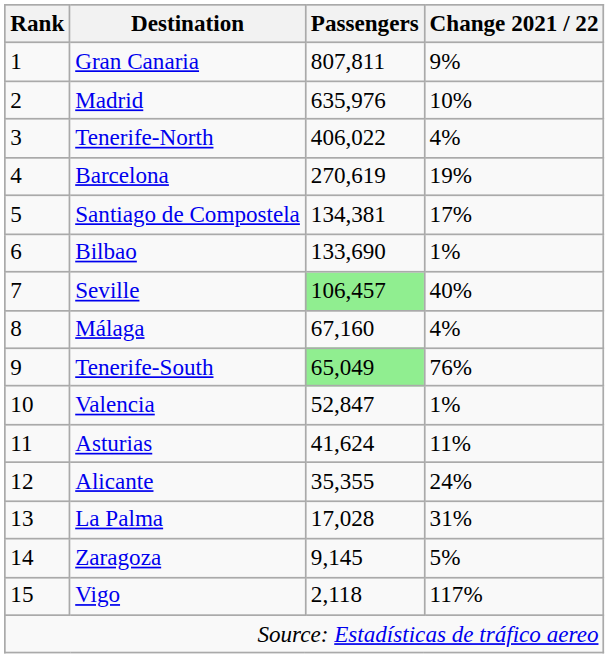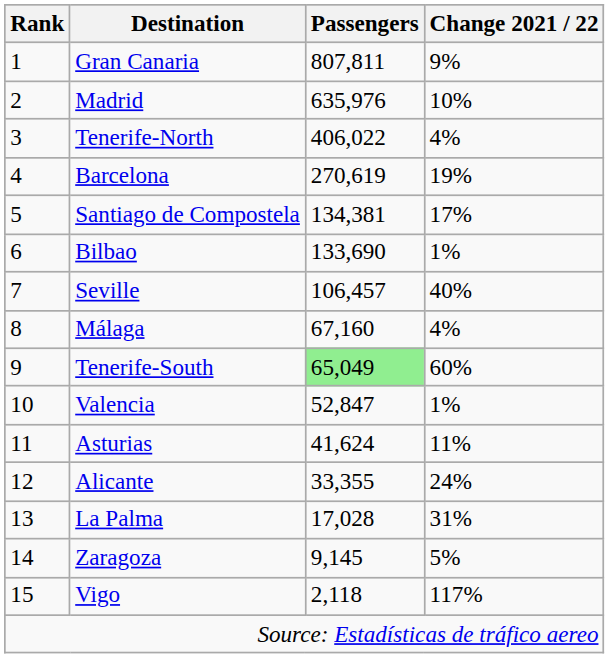(348, 290) lightgreen background -> (348, 290) no background
(451, 366) 76% -> (451, 366) 60%
(343, 480) 35,355 -> (343, 480) 33,355
